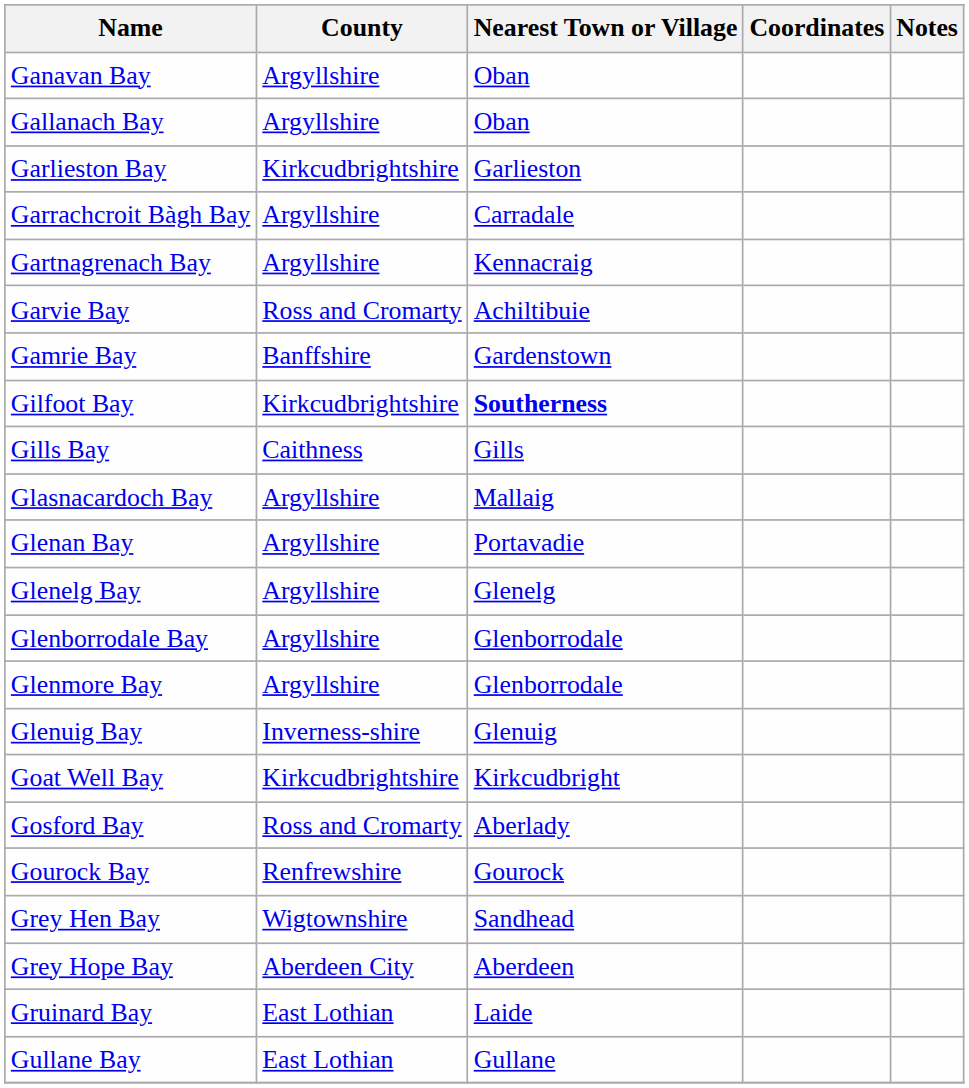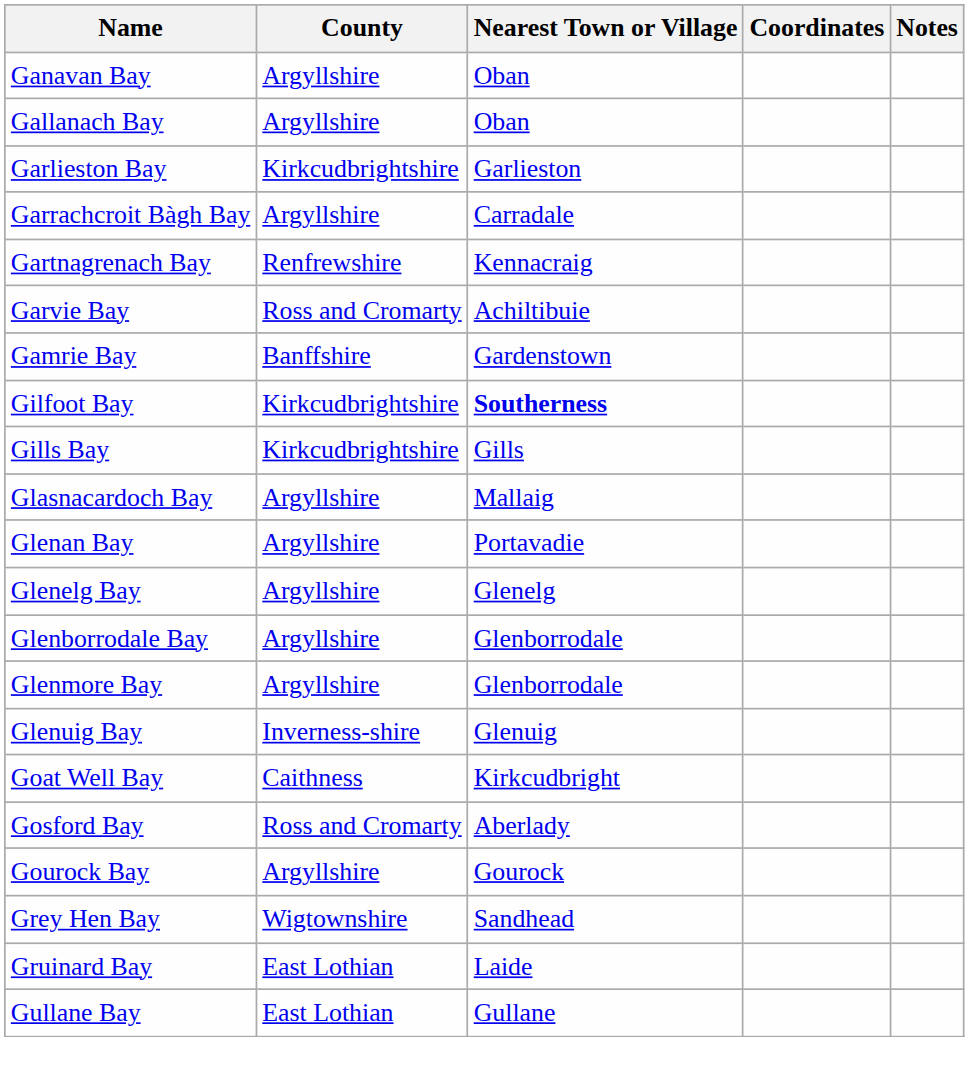(321, 262) Argyllshire -> (332, 262) Renfrewshire
(313, 449) Caithness -> (361, 449) Kirkcudbrightshire
(361, 777) Kirkcudbrightshire -> (313, 777) Caithness
(332, 871) Renfrewshire -> (321, 871) Argyllshire
- row: (92, 965)
